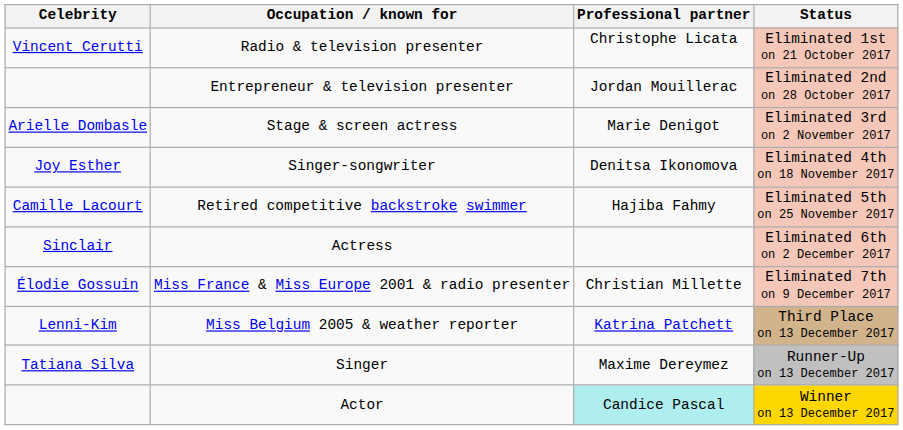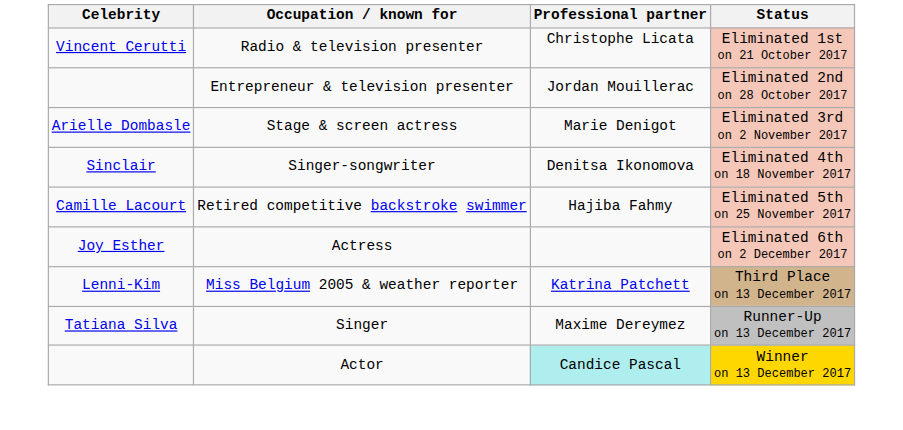(78, 167) Joy Esther -> (121, 167) Sinclair
(78, 246) Sinclair -> (121, 246) Joy Esther
- row: (362, 286)
